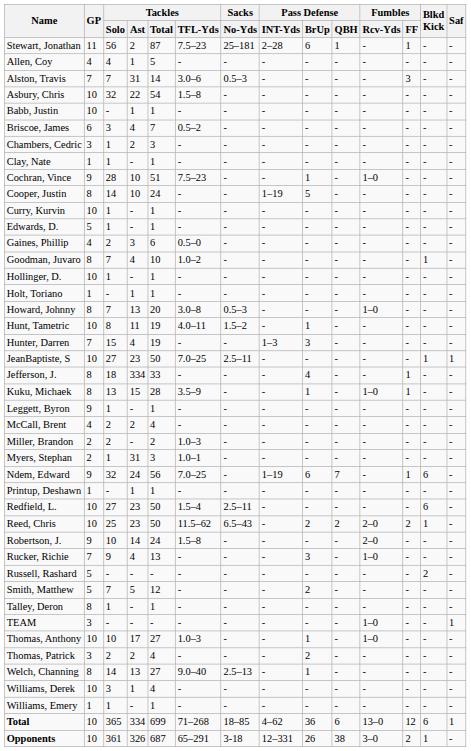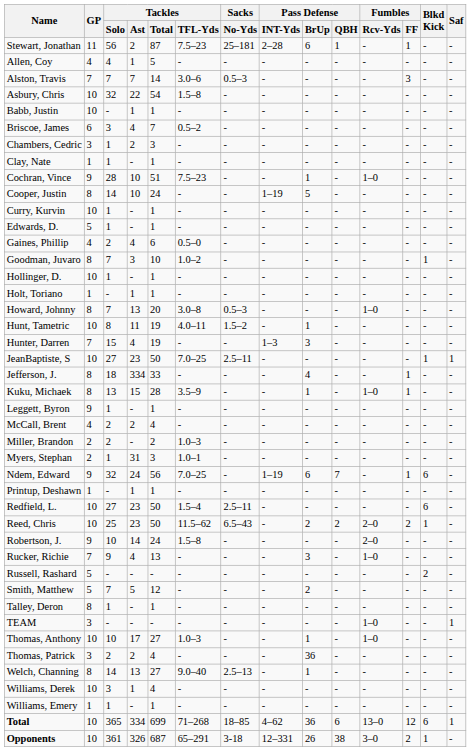(135, 78) 31 -> (132, 78) 7
(132, 243) 3 -> (132, 243) 4
(132, 260) 4 -> (132, 260) 3
(308, 656) 2 -> (310, 656) 36
